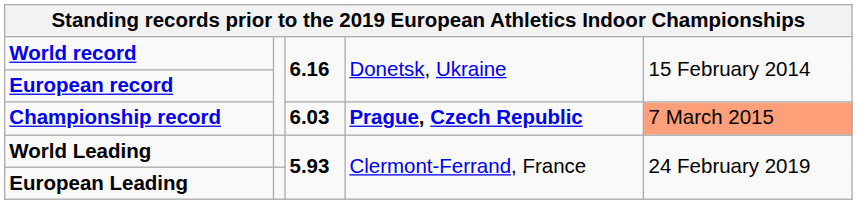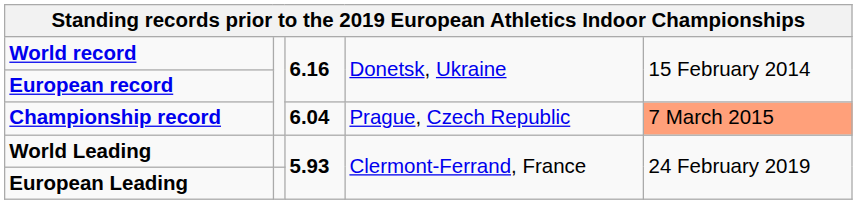(309, 118) 6.03 -> (309, 118) 6.04
(466, 118) bold -> (460, 118) normal
